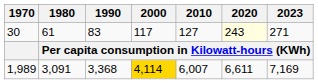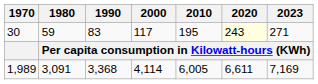(48, 32) 61 -> (48, 32) 59
(188, 32) 127 -> (188, 32) 195
(148, 69) gold background -> (148, 69) no background
(193, 69) 6,007 -> (193, 69) 6,005
